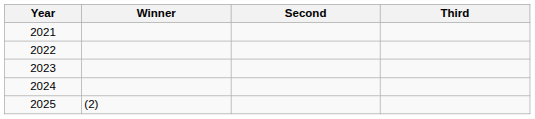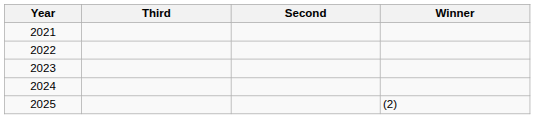columns swapped: (156, 13) <-> (455, 13)
